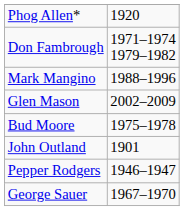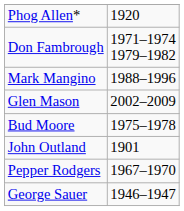(143, 170) 1946–1947 -> (143, 170) 1967–1970
(143, 194) 1967–1970 -> (143, 194) 1946–1947
